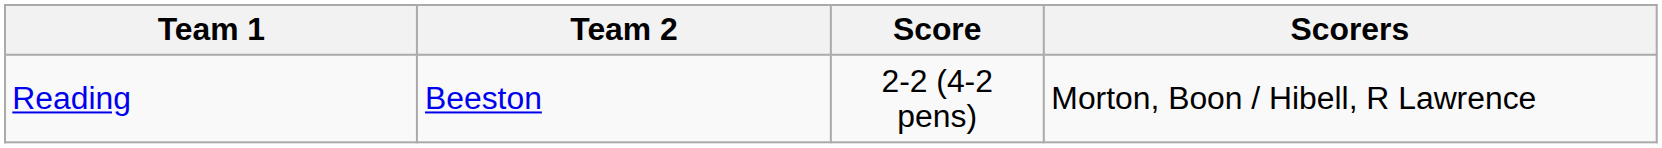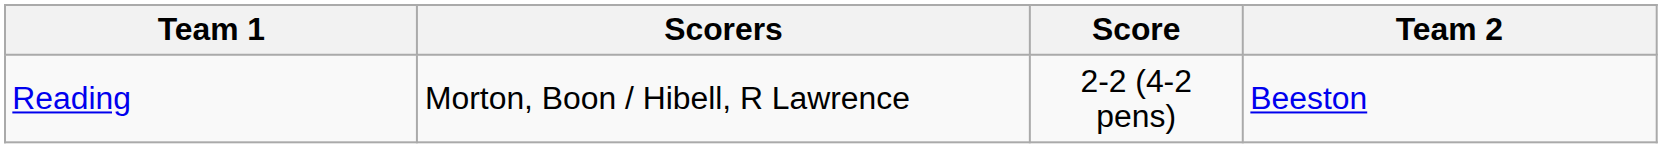columns swapped: (624, 29) <-> (1350, 29)
